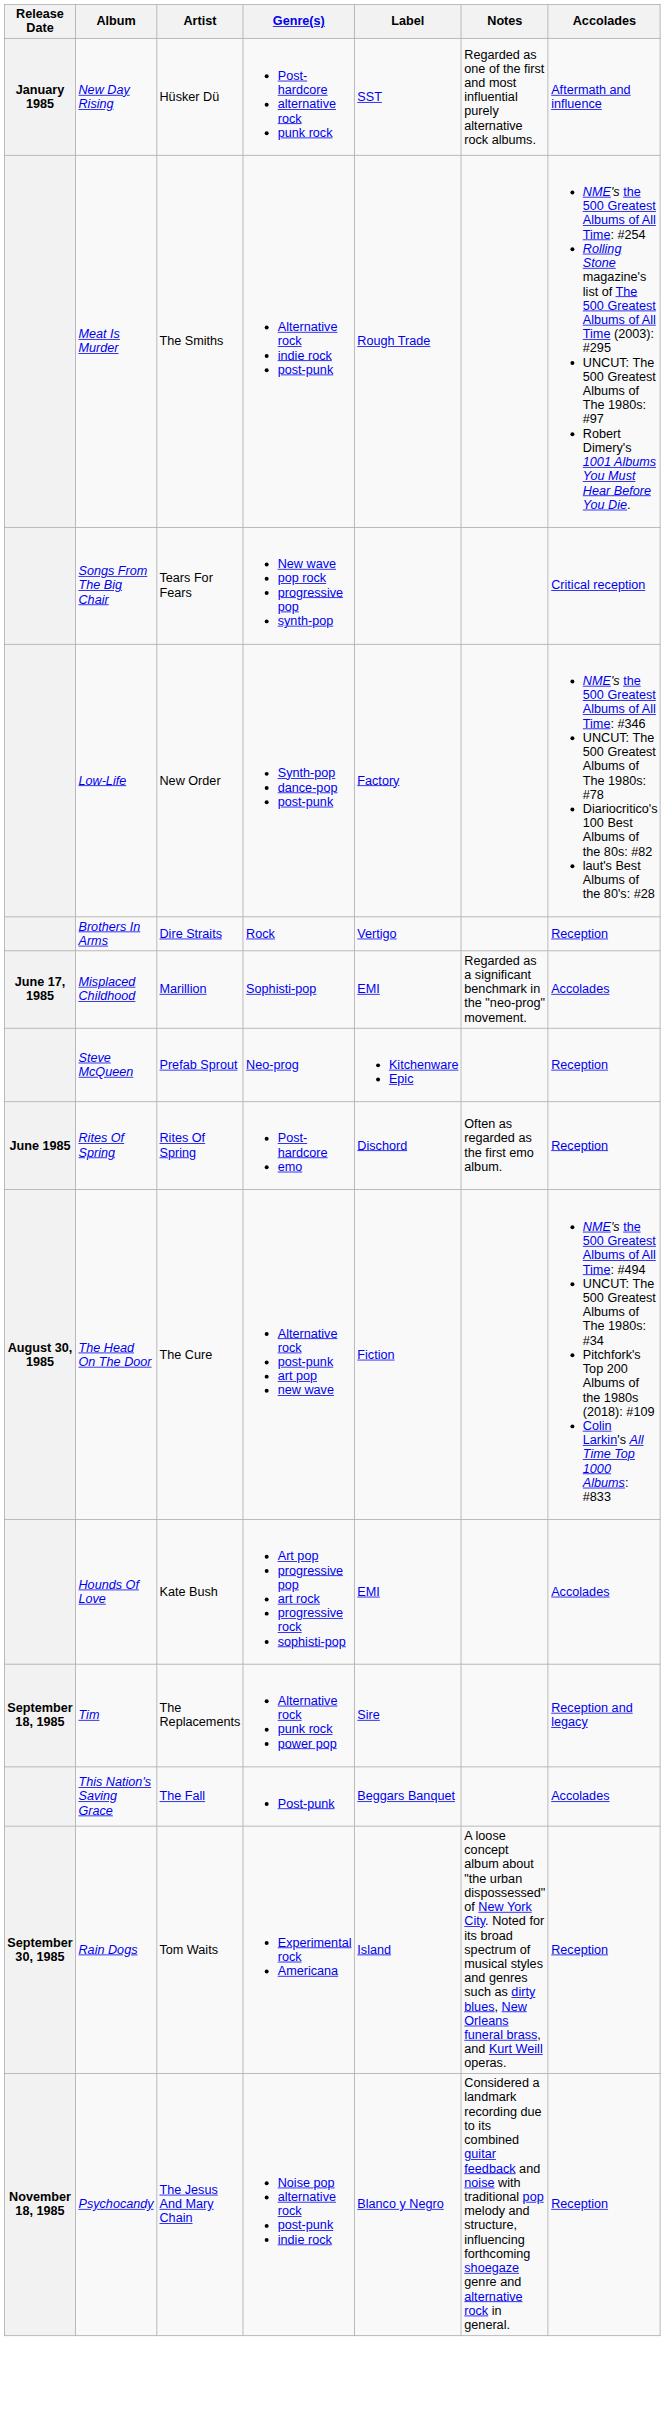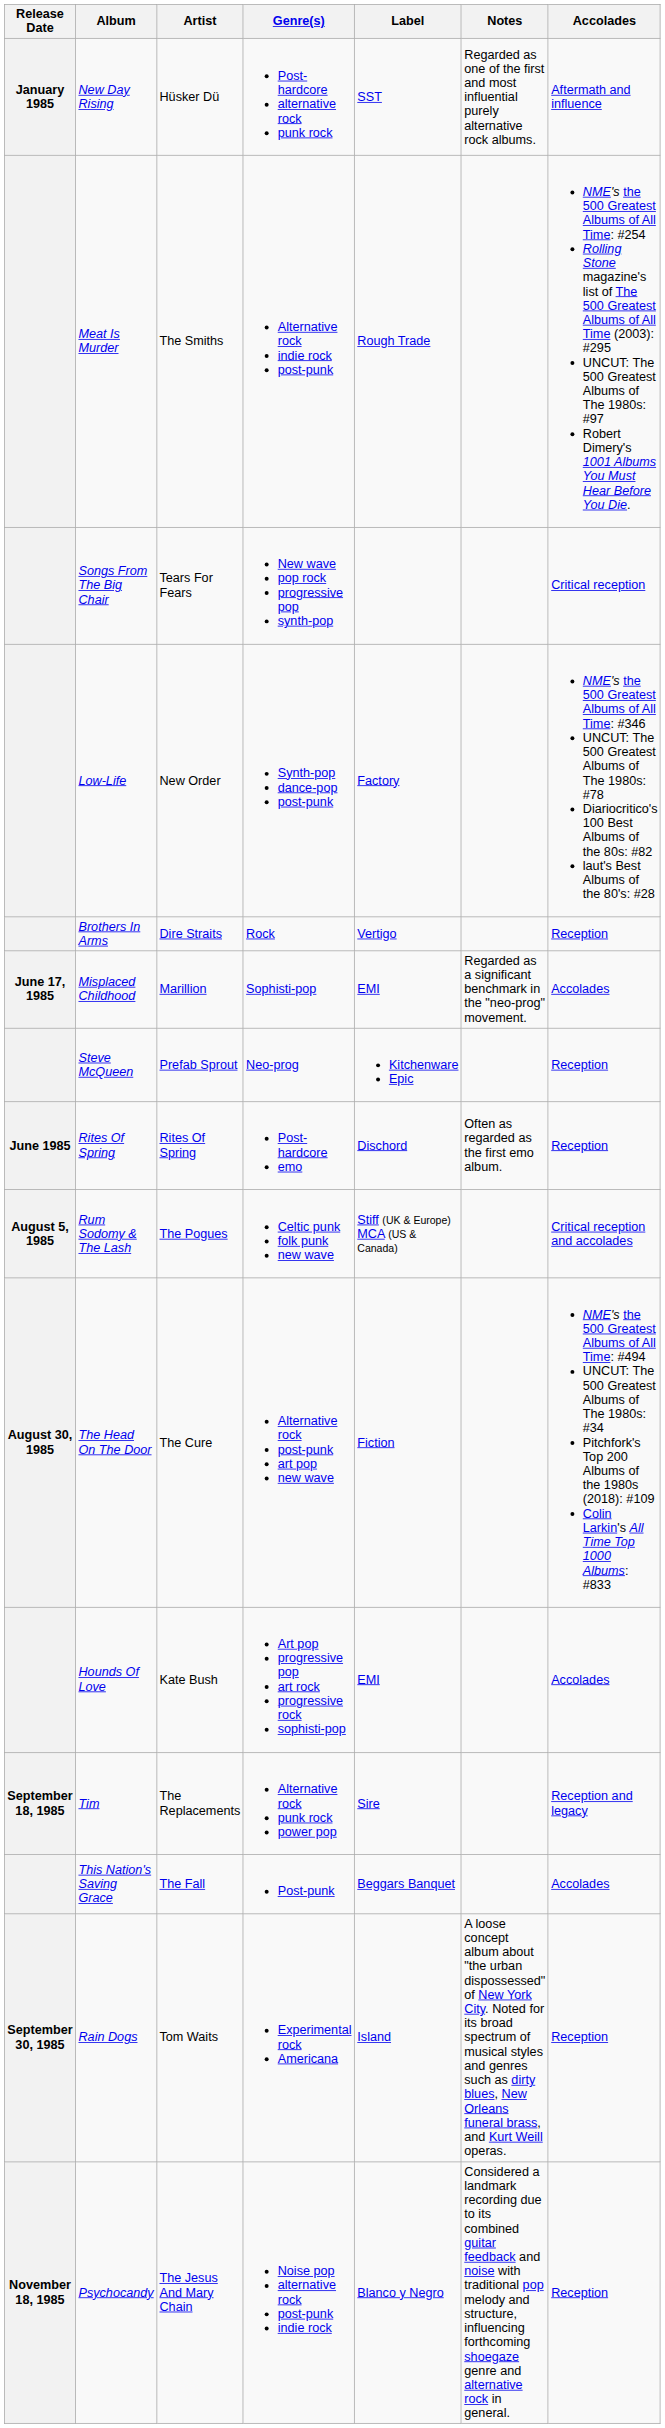+ row: (108, 1233)
